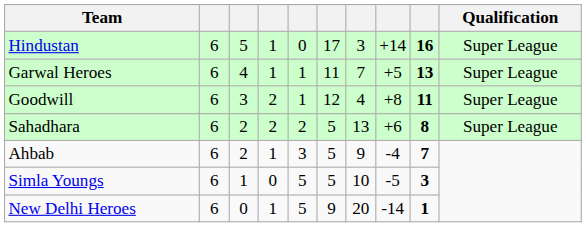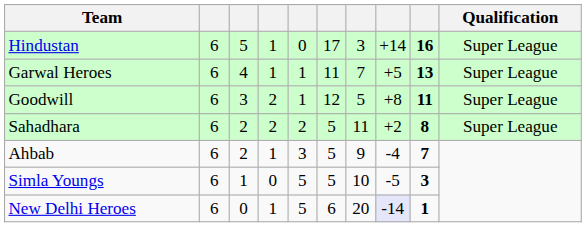(361, 99) 4 -> (361, 99) 5
(361, 126) 13 -> (361, 126) 11
(393, 126) +6 -> (393, 126) +2
(331, 208) 9 -> (331, 208) 6
(393, 208) no background -> (393, 208) lavender background
